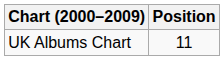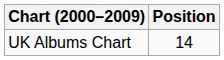(184, 42) 11 -> (184, 42) 14
